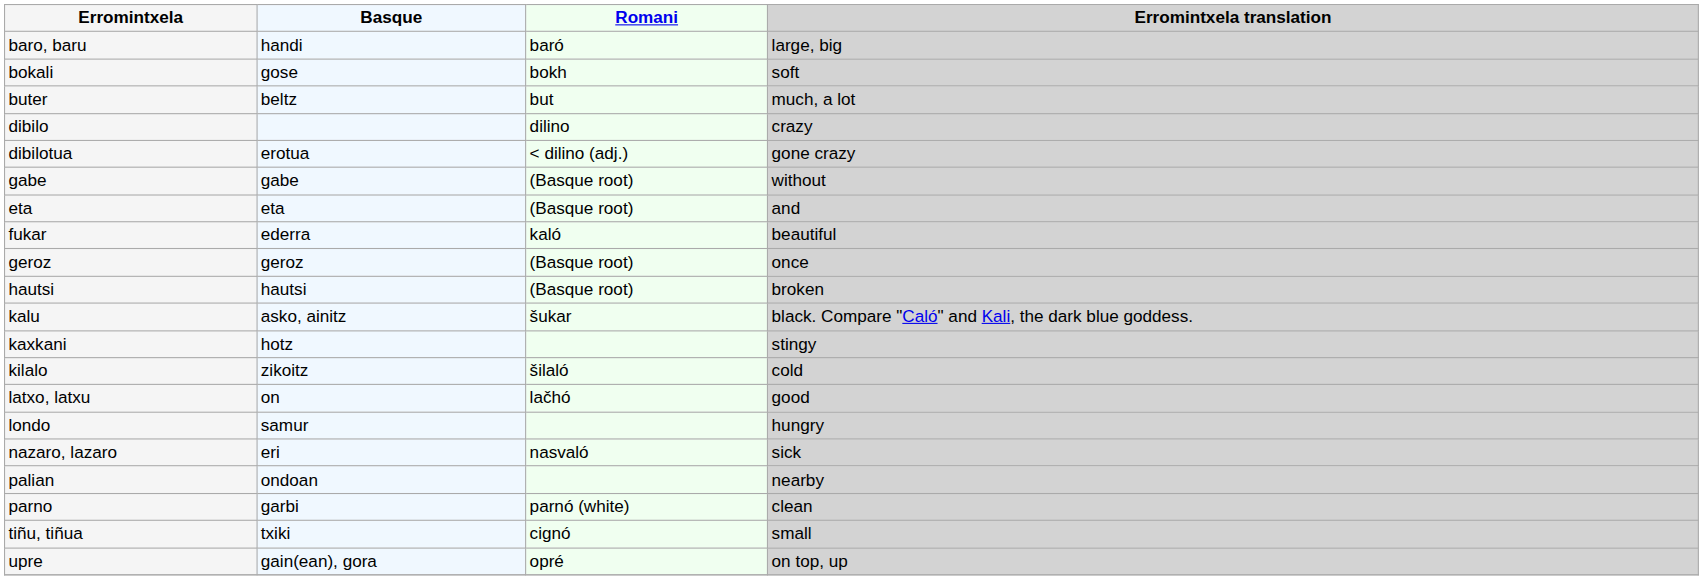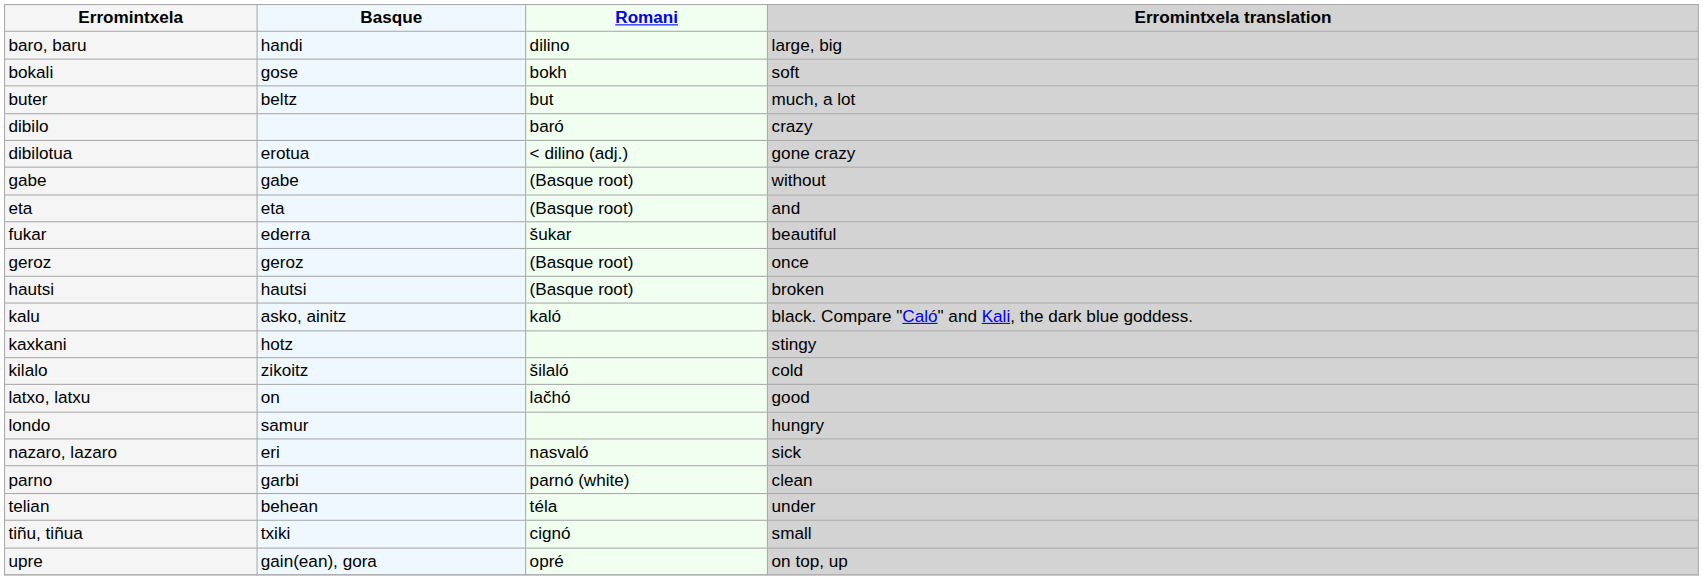(547, 45) baró -> (550, 45) dilino
(550, 126) dilino -> (547, 126) baró
(545, 235) kaló -> (551, 235) šukar
(551, 316) šukar -> (545, 316) kaló
- row: (31, 479)
+ row: (29, 506)
